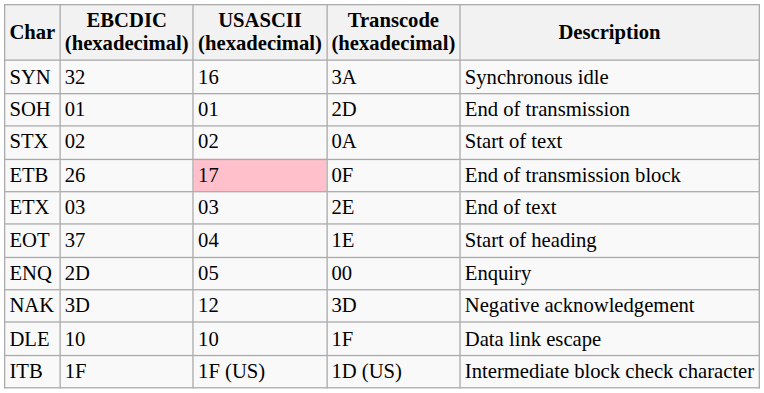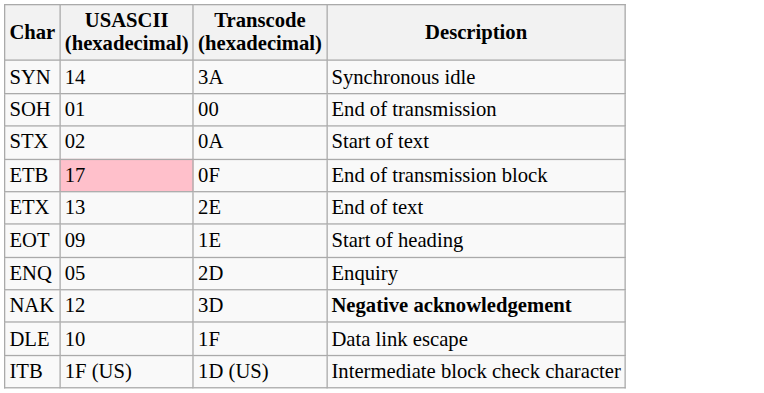- column: (127, 32)
(208, 76) 16 -> (75, 76) 14
(344, 109) 2D -> (208, 109) 00
(208, 207) 03 -> (75, 207) 13
(208, 240) 04 -> (75, 240) 09
(342, 273) 00 -> (211, 273) 2D
(580, 305) normal -> (452, 305) bold
